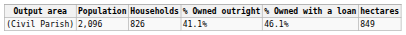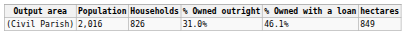(90, 24) 2,096 -> (90, 24) 2,016
(195, 24) 41.1% -> (195, 24) 31.0%
